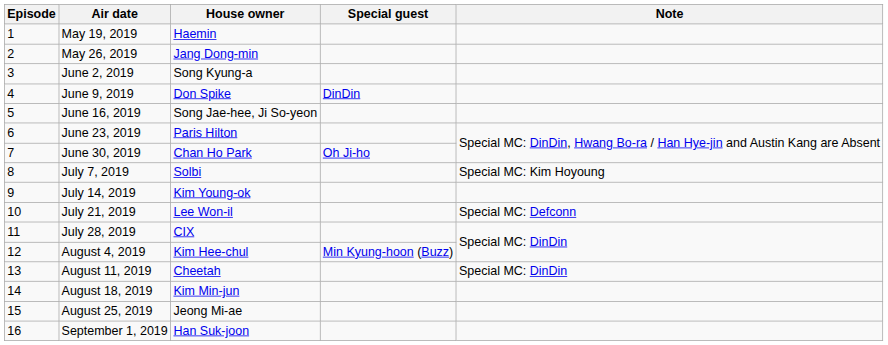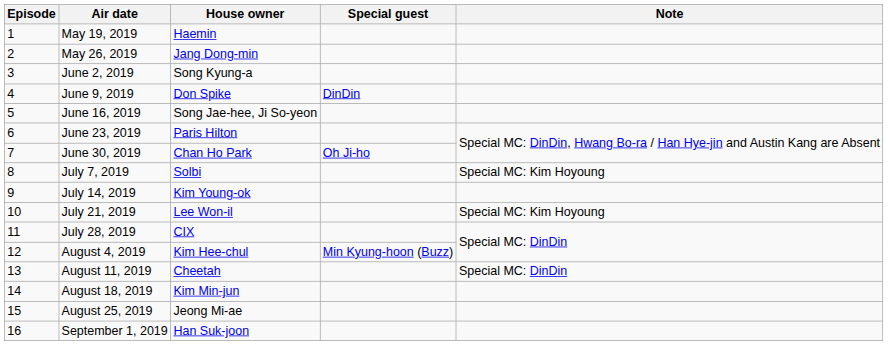(518, 212) Special MC: Defconn -> (532, 212) Special MC: Kim Hoyoung
